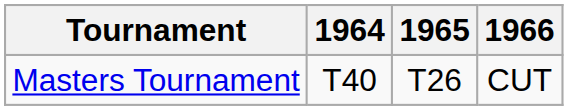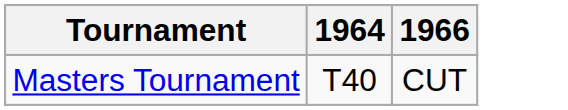- column: (435, 30)
